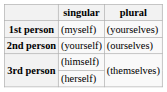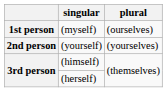(132, 29) (yourselves) -> (130, 29) (ourselves)
(130, 45) (ourselves) -> (132, 45) (yourselves)
